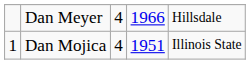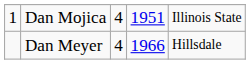rows swapped: (66, 45) <-> (64, 18)
